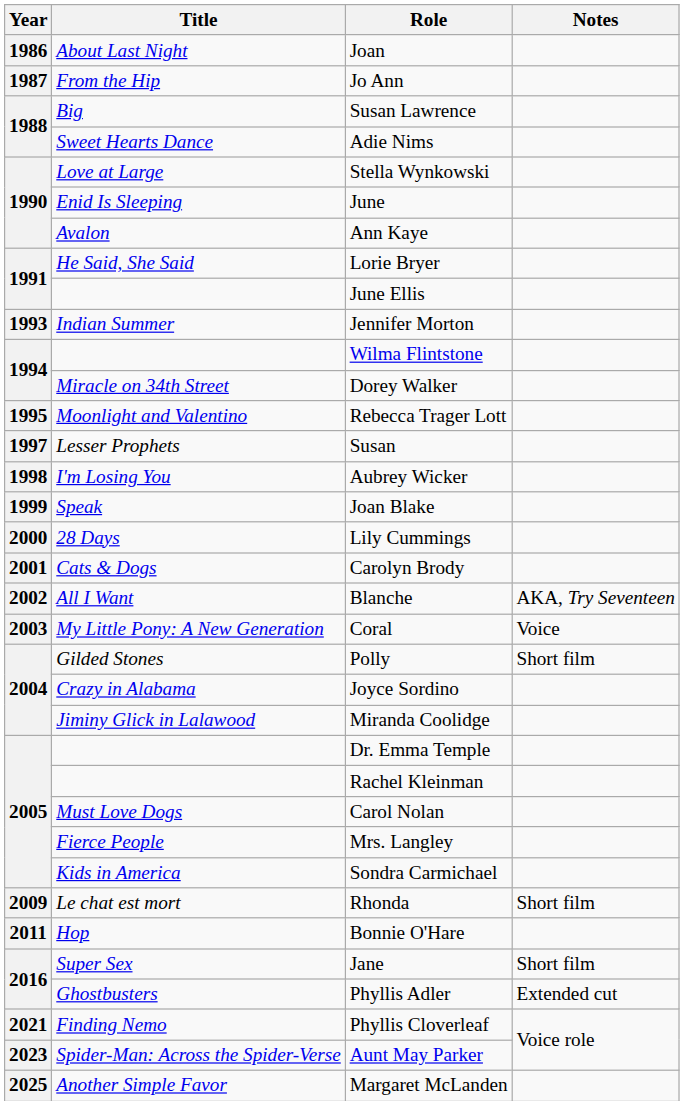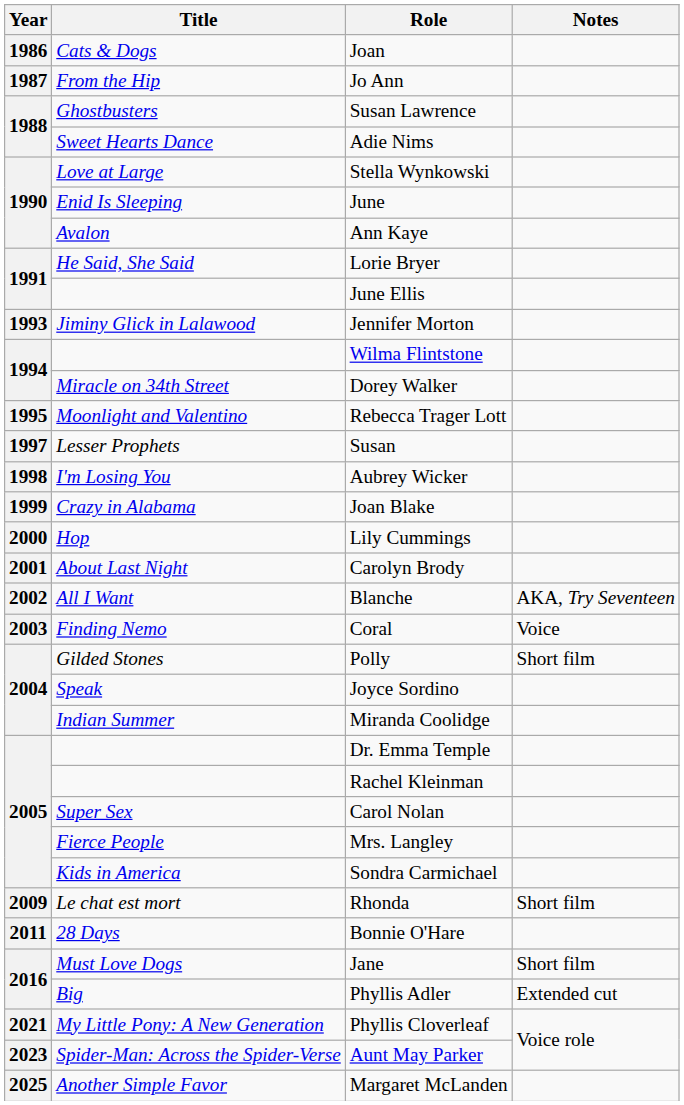(122, 50) About Last Night -> (106, 50) Cats & Dogs
(70, 111) Big -> (107, 111) Ghostbusters
(115, 324) Indian Summer -> (156, 324) Jiminy Glick in Lalawood
(79, 506) Speak -> (126, 506) Crazy in Alabama
(88, 537) 28 Days -> (73, 537) Hop
(106, 567) Cats & Dogs -> (122, 567) About Last Night
(190, 628) My Little Pony: A New Generation -> (111, 628) Finding Nemo
(126, 689) Crazy in Alabama -> (79, 689) Speak
(156, 720) Jiminy Glick in Lalawood -> (115, 720) Indian Summer
(119, 811) Must Love Dogs -> (94, 811) Super Sex
(73, 933) Hop -> (88, 933) 28 Days
(94, 963) Super Sex -> (119, 963) Must Love Dogs
(107, 994) Ghostbusters -> (70, 994) Big
(111, 1024) Finding Nemo -> (190, 1024) My Little Pony: A New Generation
